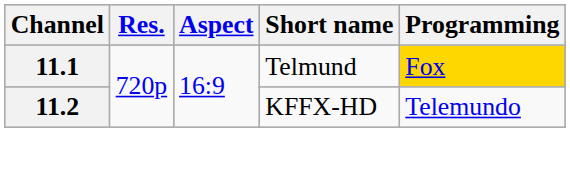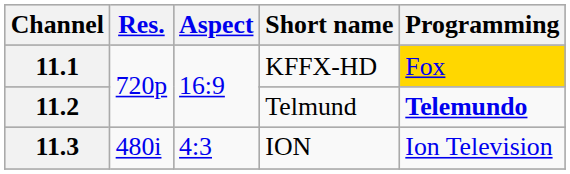(311, 65) Telmund -> (321, 65) KFFX-HD
(321, 106) KFFX-HD -> (311, 106) Telmund
(463, 106) normal -> (466, 106) bold
+ row: (57, 147)
